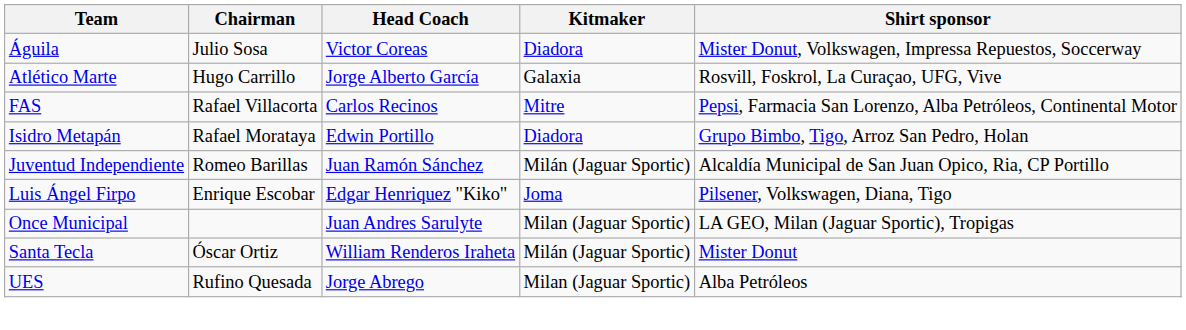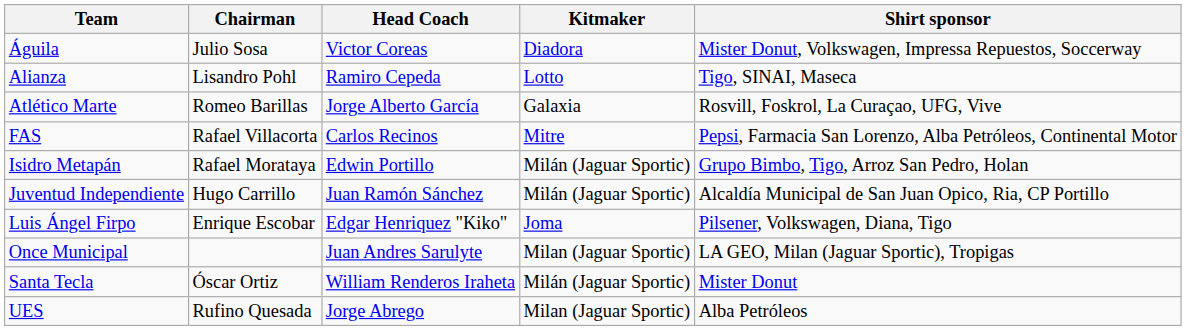+ row: (37, 77)
(244, 77) Hugo Carrillo -> (250, 106) Romeo Barillas
(553, 135) Diadora -> (607, 164) Milán (Jaguar Sportic)
(250, 164) Romeo Barillas -> (244, 194) Hugo Carrillo
